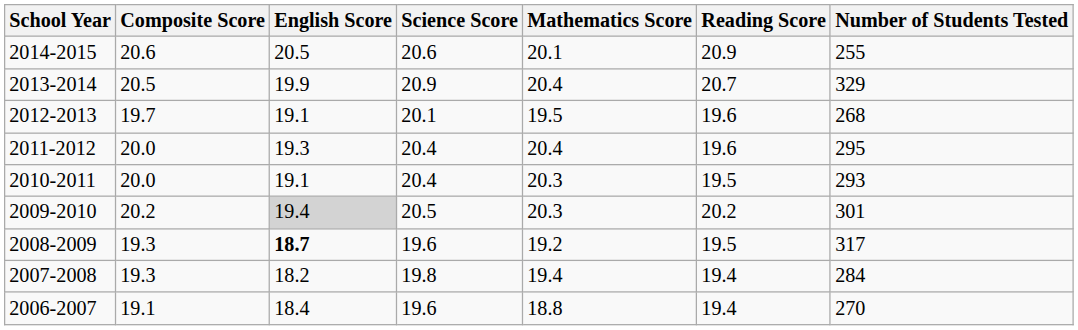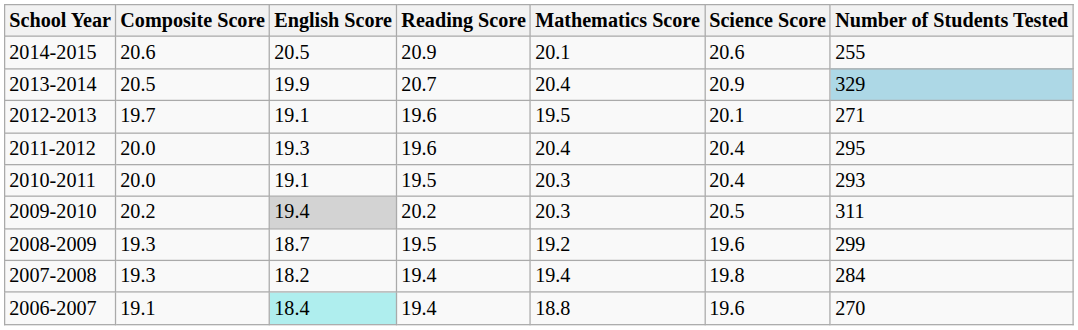columns swapped: (764, 20) <-> (460, 20)
(850, 84) no background -> (850, 84) lightblue background
(850, 116) 268 -> (850, 116) 271
(850, 212) 301 -> (850, 212) 311
(292, 244) bold -> (292, 244) normal
(850, 244) 317 -> (850, 244) 299
(292, 308) no background -> (292, 308) paleturquoise background
